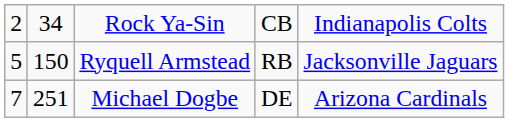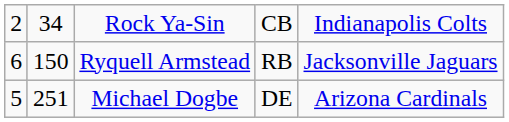(16, 60) 5 -> (16, 60) 6
(16, 98) 7 -> (16, 98) 5
